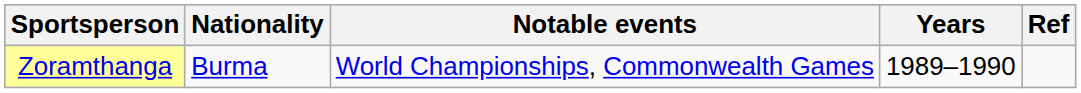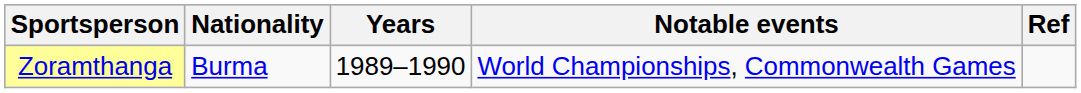columns swapped: (951, 25) <-> (605, 25)
